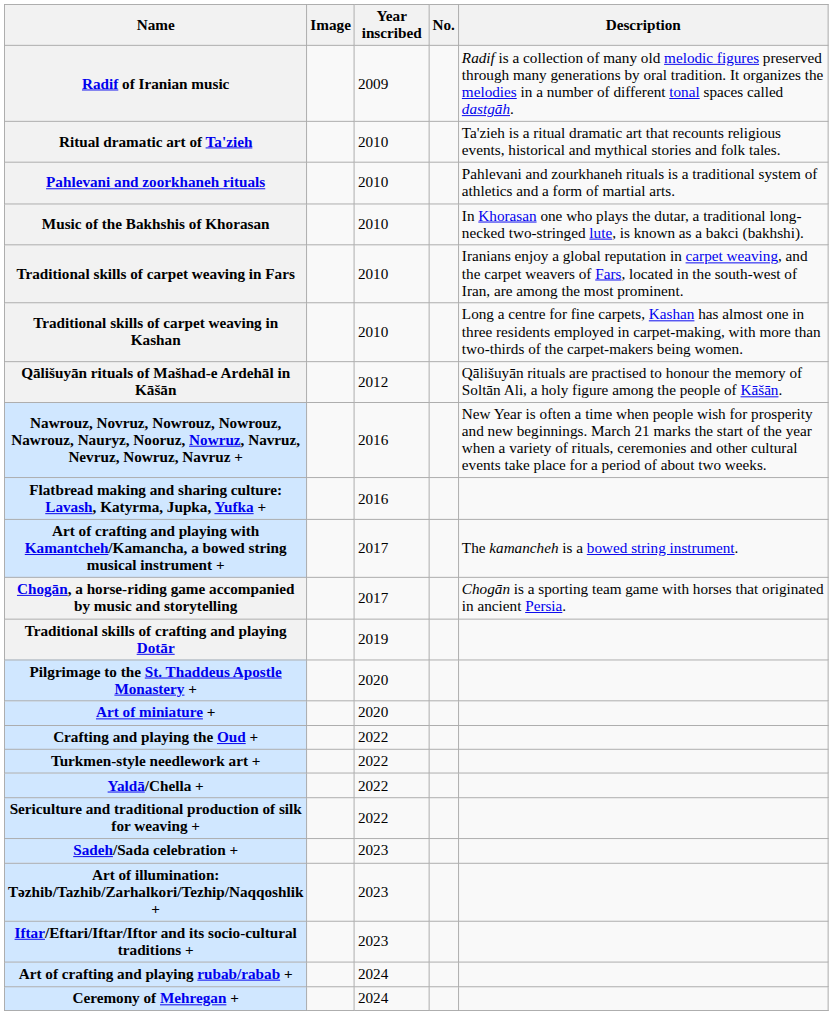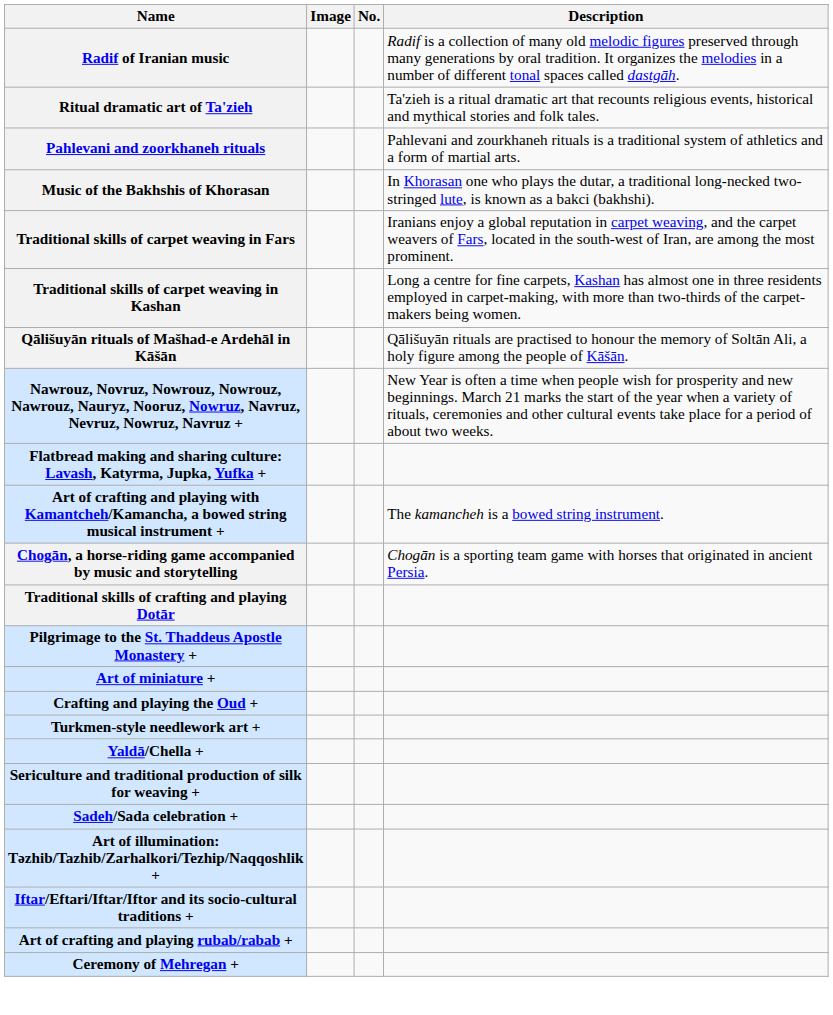- column: (392, 25)
